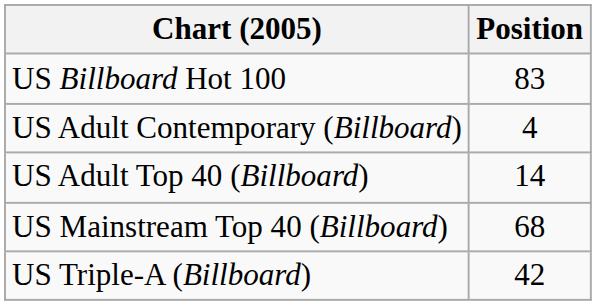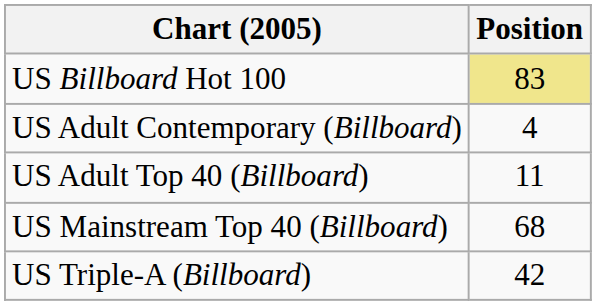(530, 78) no background -> (530, 78) khaki background
(530, 176) 14 -> (530, 176) 11
